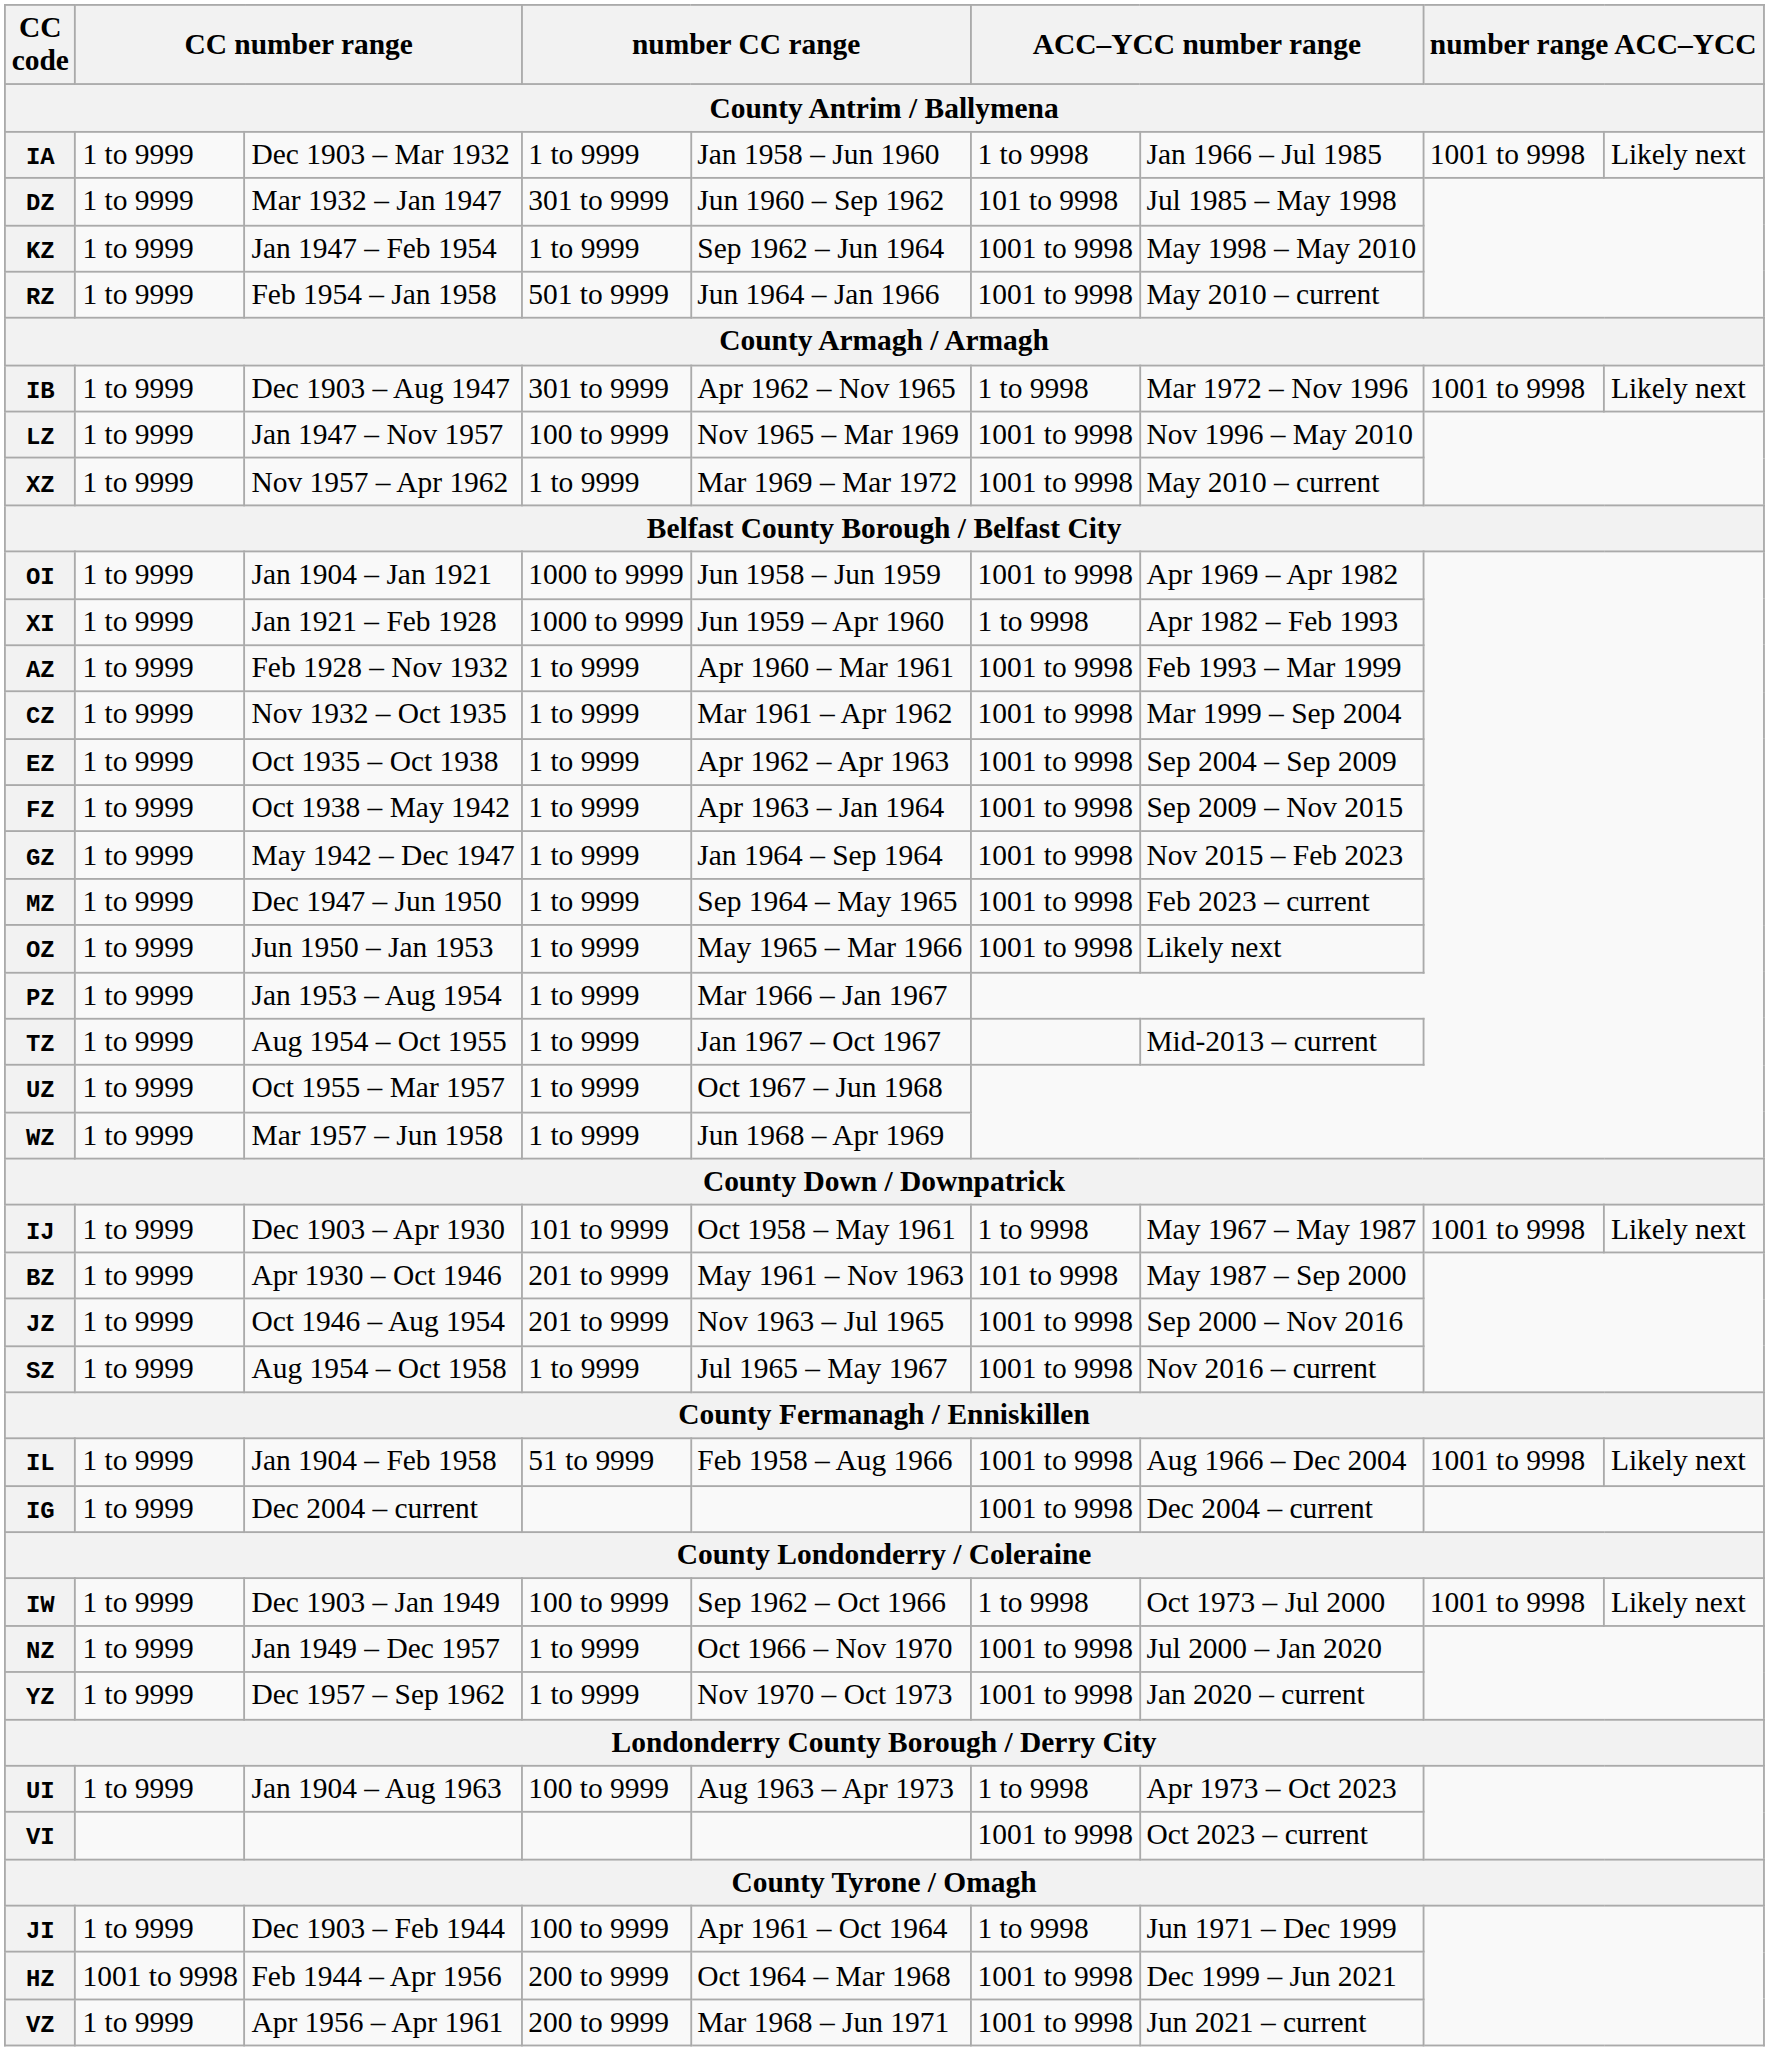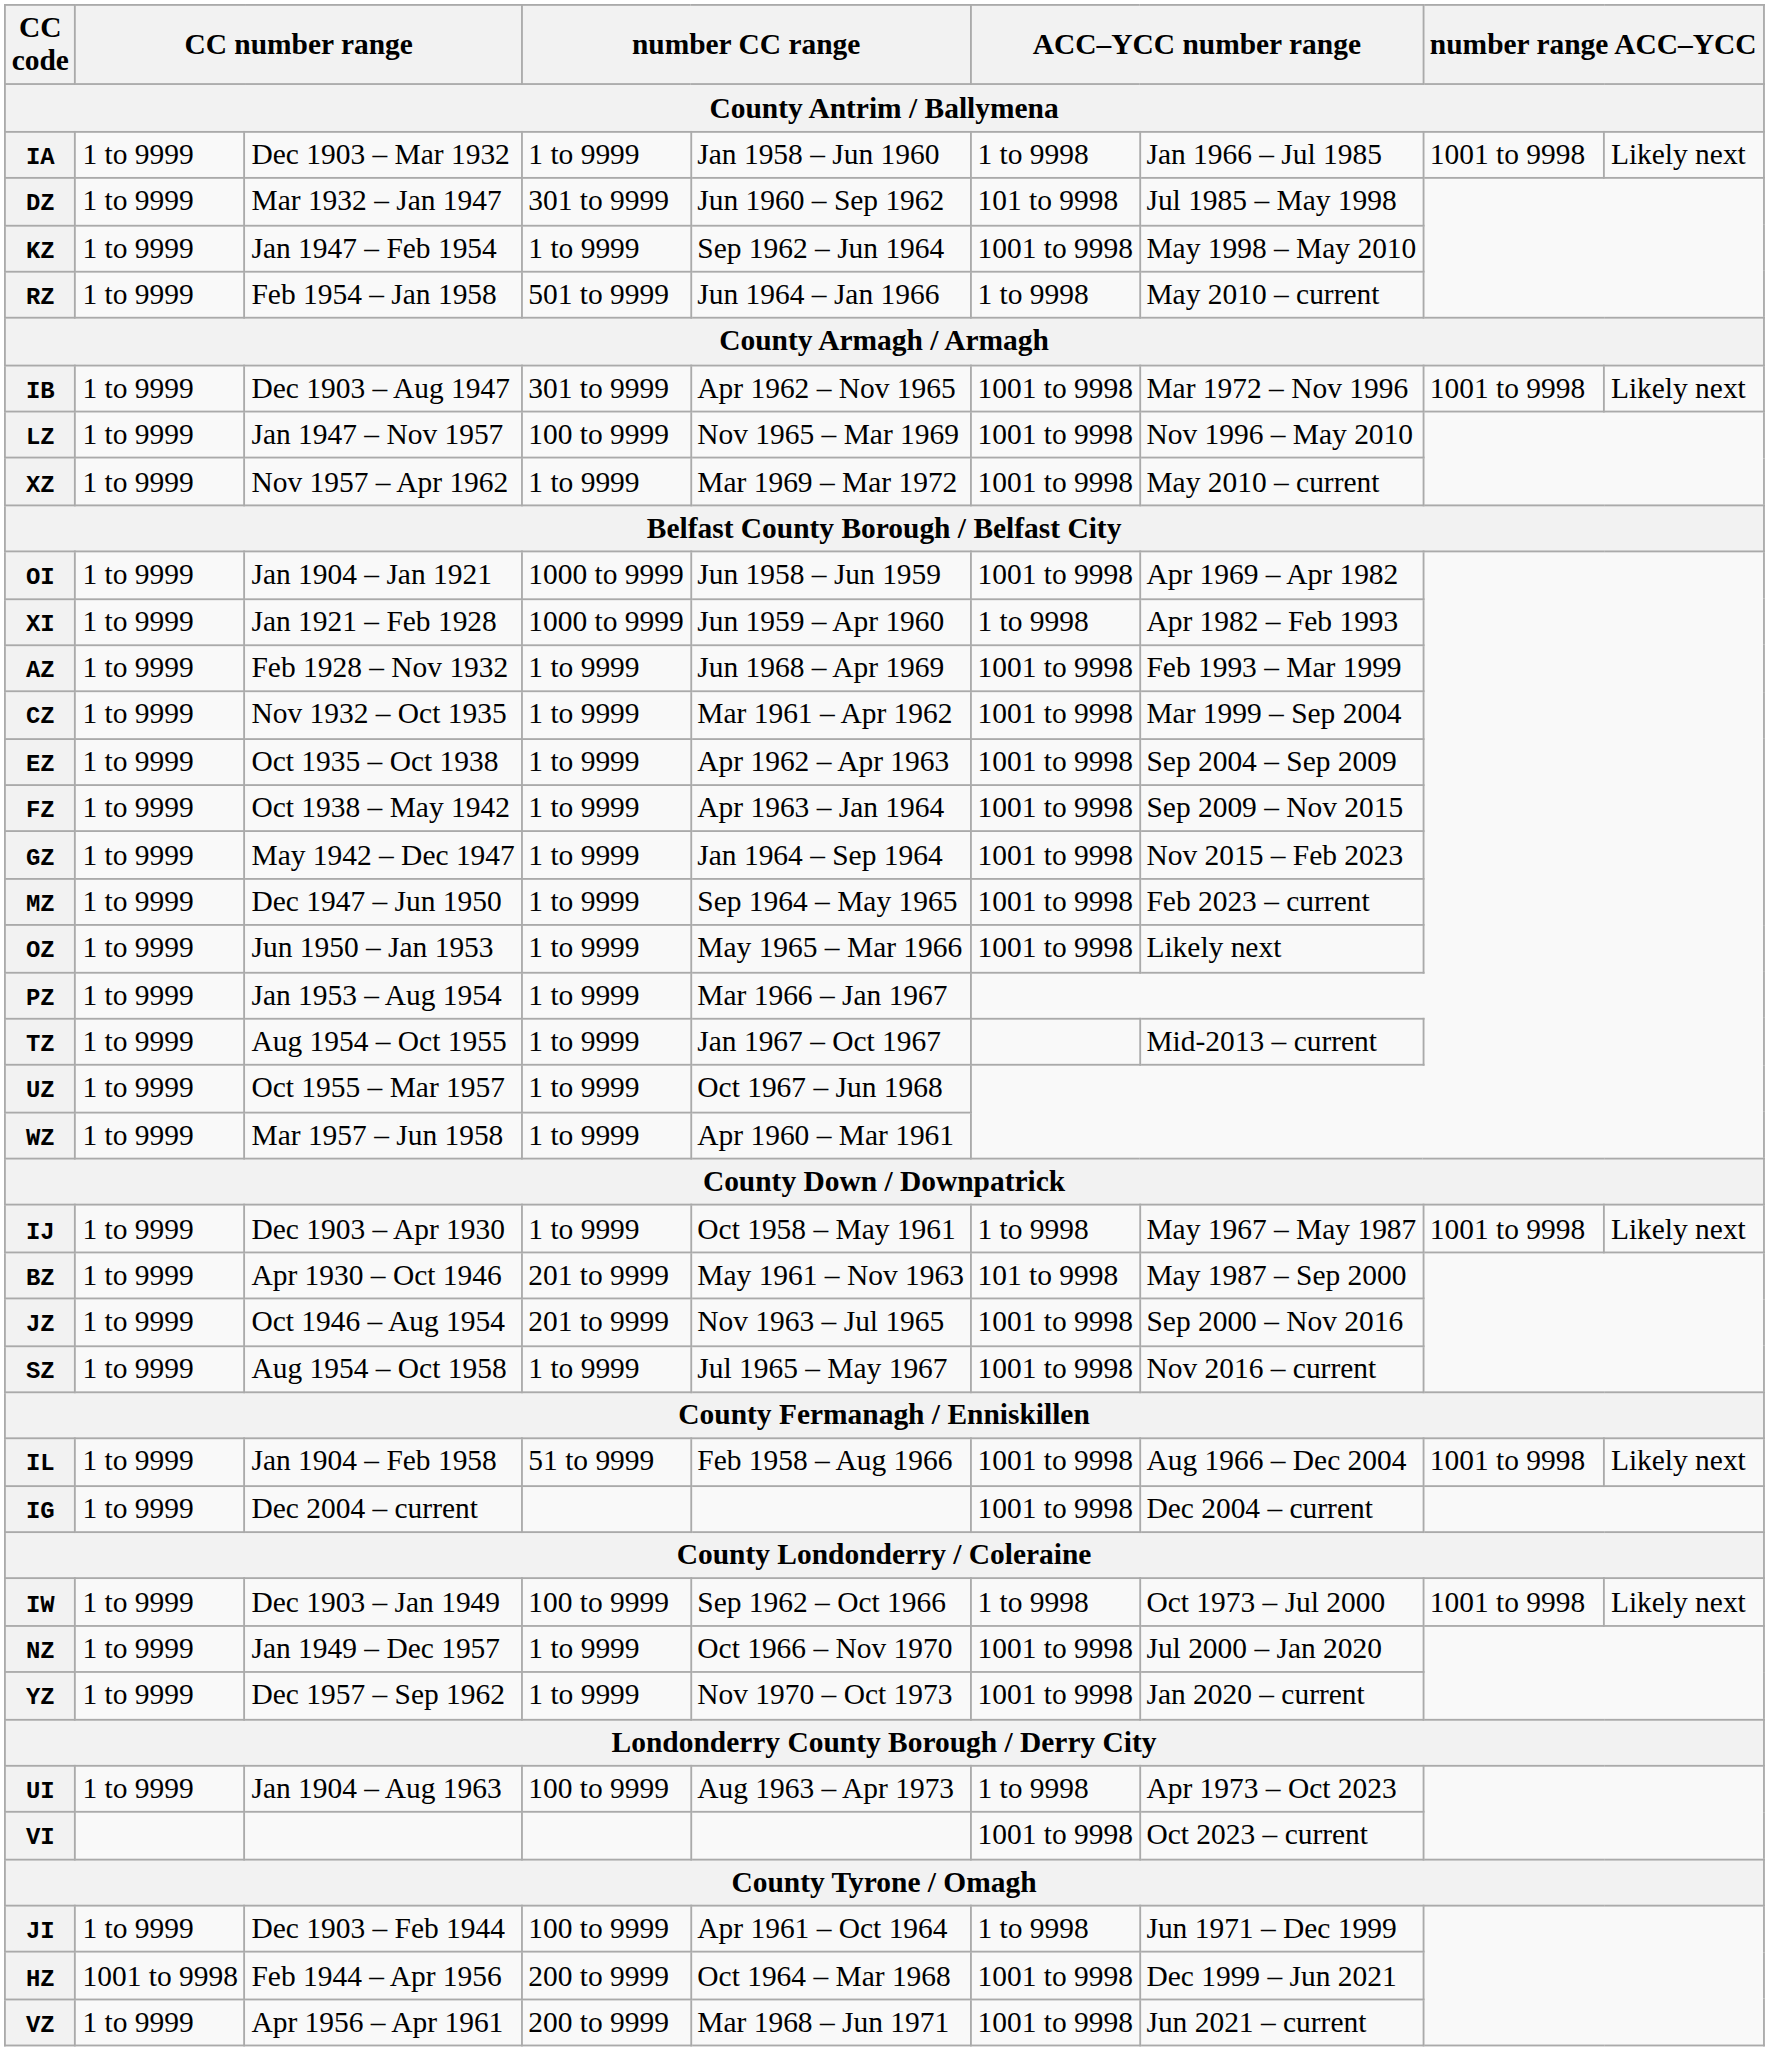(1055, 294) 1001 to 9998 -> (1033, 294) 1 to 9998
(1033, 387) 1 to 9998 -> (1055, 387) 1001 to 9998
(826, 667) Apr 1960 – Mar 1961 -> (821, 667) Jun 1968 – Apr 1969
(821, 1134) Jun 1968 – Apr 1969 -> (826, 1134) Apr 1960 – Mar 1961
(599, 1228) 101 to 9999 -> (584, 1228) 1 to 9999
